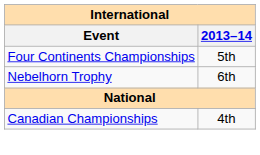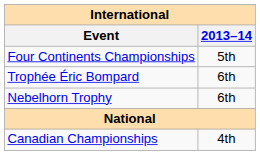+ row: (73, 77)
